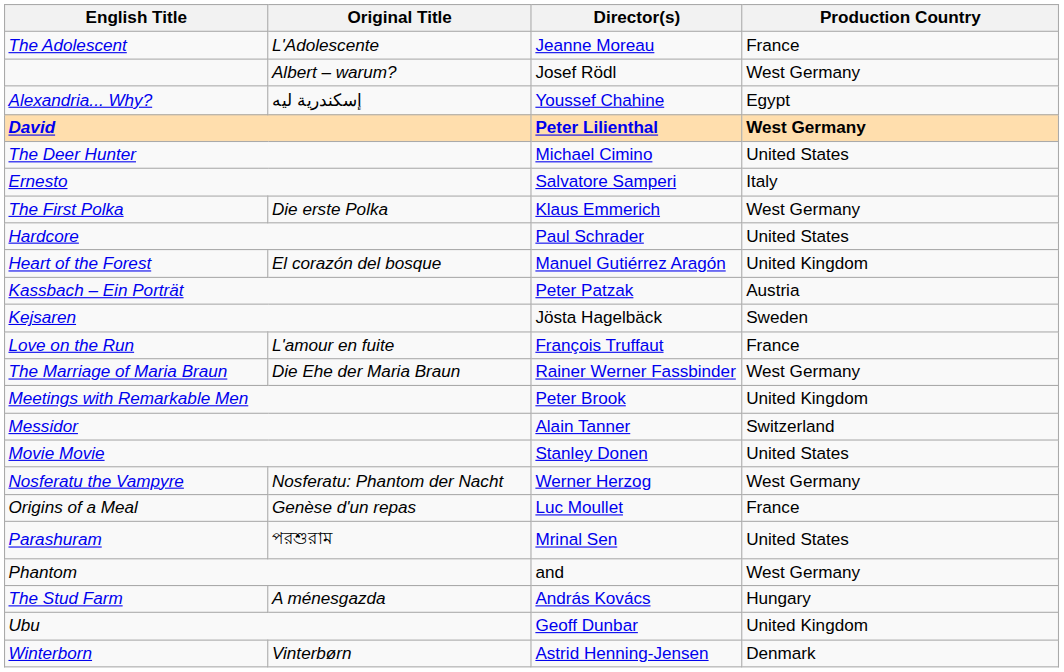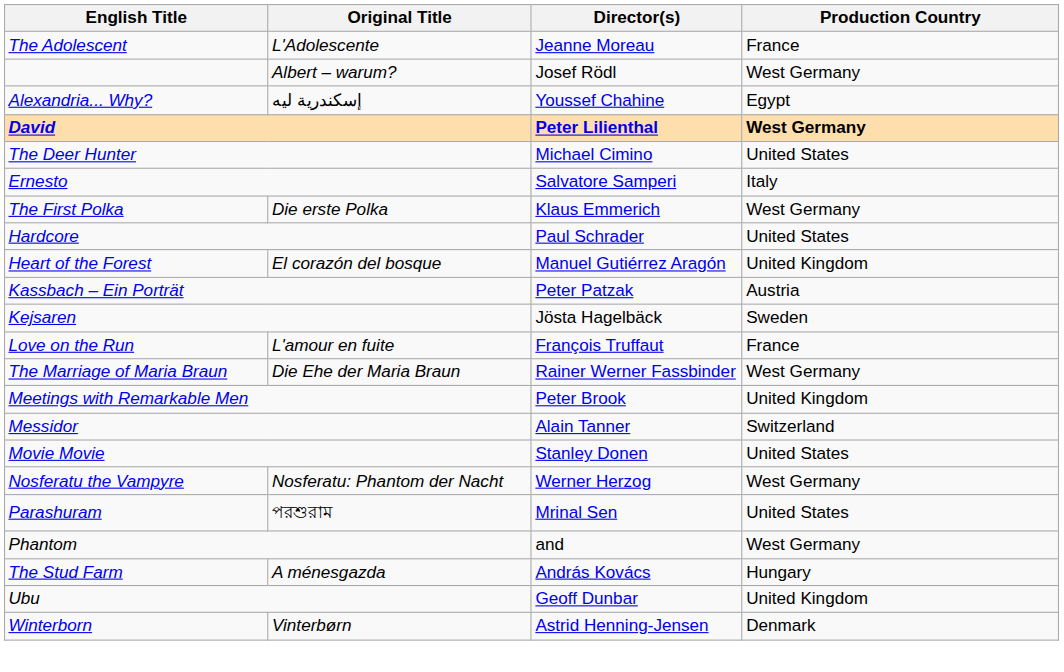- row: (73, 507)
